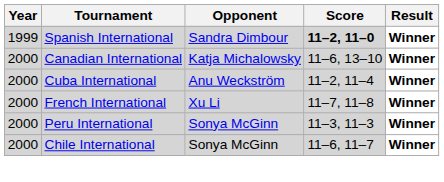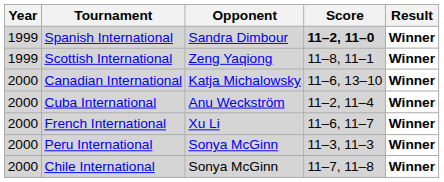+ row: (108, 59)
(341, 102) 11–7, 11–8 -> (341, 124) 11–6, 11–7
(341, 145) 11–6, 11–7 -> (341, 167) 11–7, 11–8
